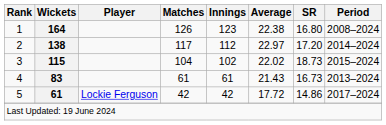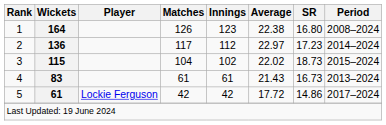(57, 45) 138 -> (57, 45) 136
(309, 45) 17.20 -> (309, 45) 17.23
